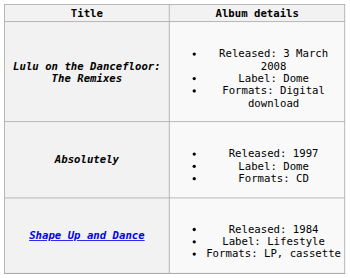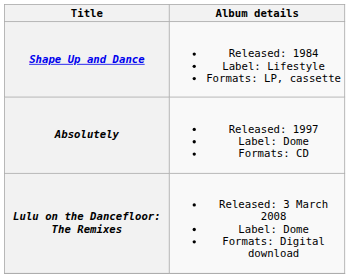rows swapped: (87, 235) <-> (87, 72)
